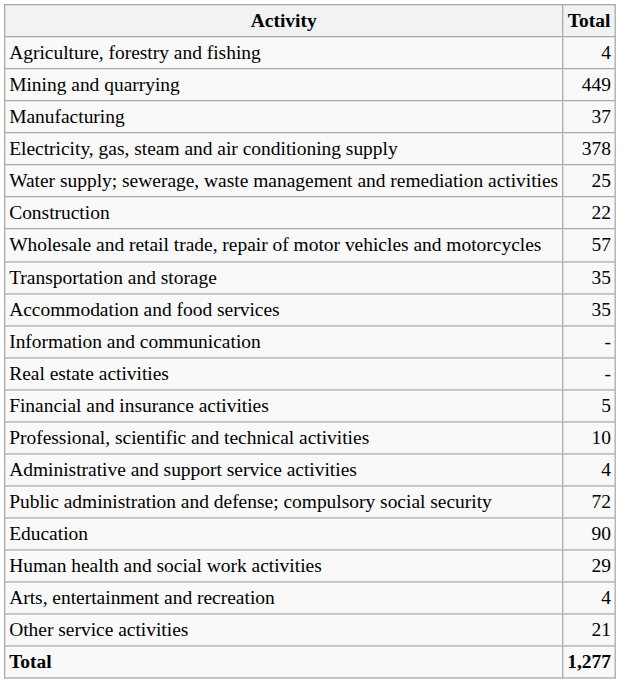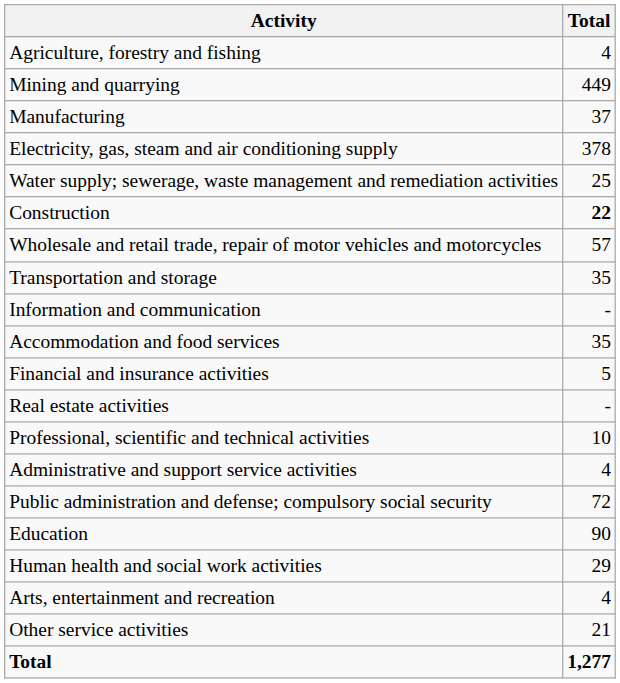(601, 213) normal -> (601, 213) bold
rows swapped: (144, 309) <-> (135, 341)
rows swapped: (139, 405) <-> (89, 373)
